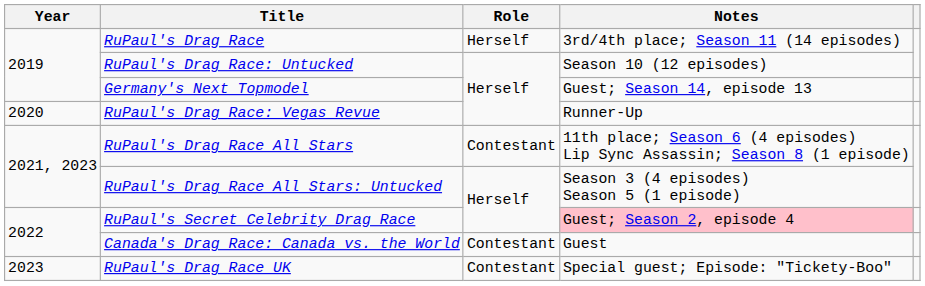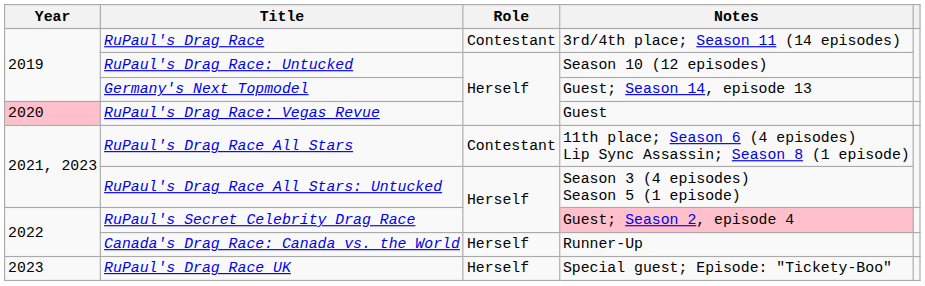(498, 41) Herself -> (511, 41) Contestant
(26, 113) no background -> (26, 113) pink background
(603, 113) Runner-Up -> (585, 113) Guest
(511, 244) Contestant -> (498, 244) Herself
(585, 244) Guest -> (603, 244) Runner-Up
(511, 268) Contestant -> (498, 268) Herself
